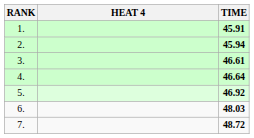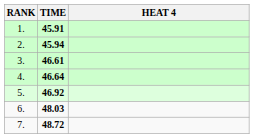columns swapped: (128, 12) <-> (234, 12)
